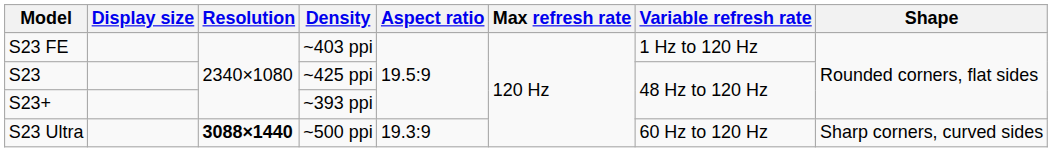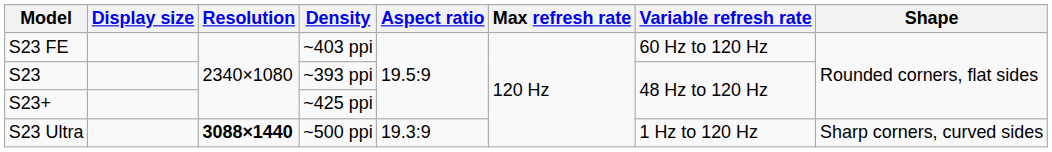(699, 47) 1 Hz to 120 Hz -> (704, 47) 60 Hz to 120 Hz
(338, 75) ~425 ppi -> (338, 75) ~393 ppi
(338, 103) ~393 ppi -> (338, 103) ~425 ppi
(704, 132) 60 Hz to 120 Hz -> (699, 132) 1 Hz to 120 Hz
